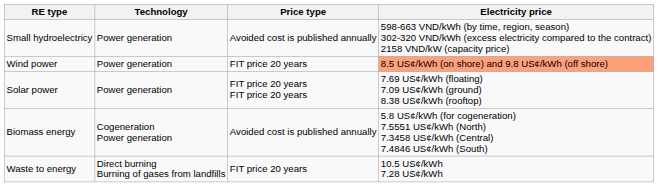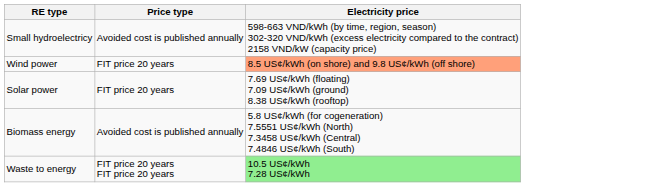- column: (161, 12)
(268, 90) FIT price 20 years FIT price 20 years -> (135, 90) FIT price 20 years
(268, 169) FIT price 20 years -> (135, 169) FIT price 20 years FIT price 20 years
(412, 169) no background -> (279, 169) lightgreen background
